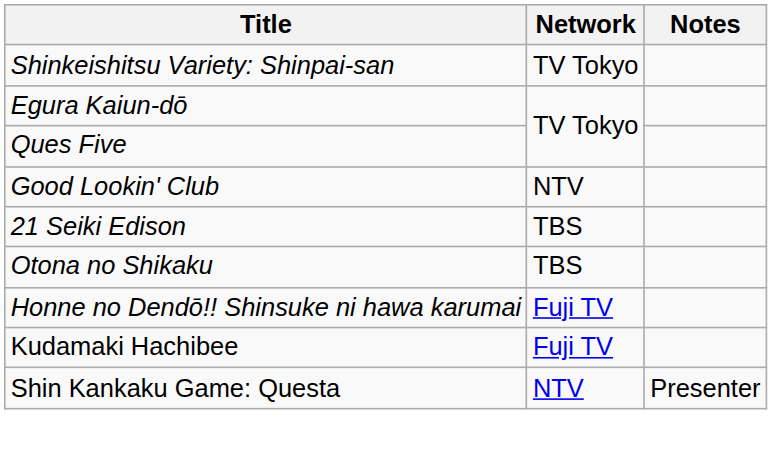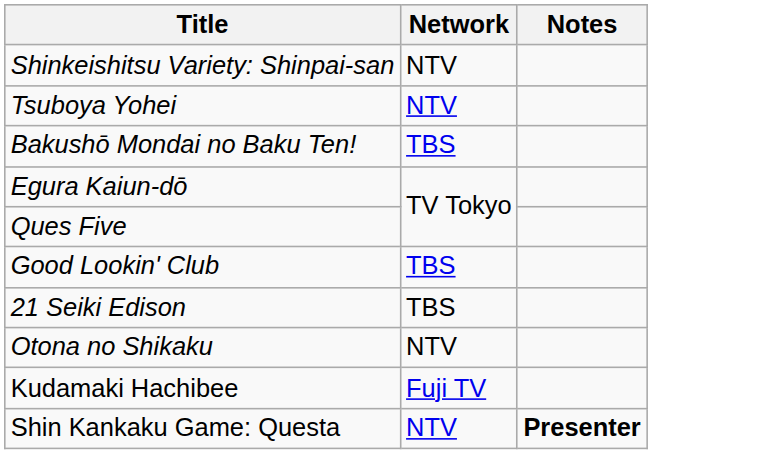(586, 65) TV Tokyo -> (432, 65) NTV
+ row: (93, 105)
+ row: (183, 145)
(558, 186) NTV -> (431, 266) TBS
(558, 266) TBS -> (432, 347) NTV
- row: (266, 307)
(705, 387) normal -> (582, 428) bold
